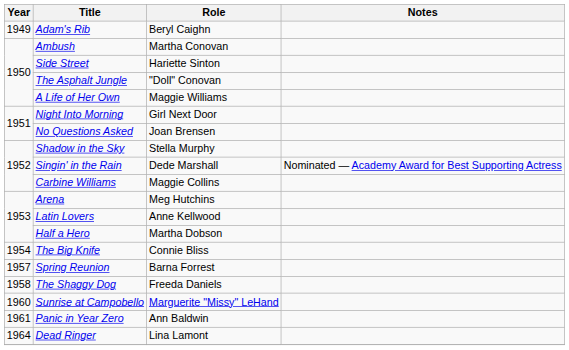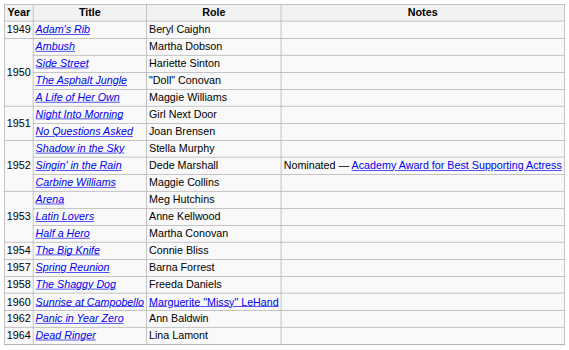(189, 47) Martha Conovan -> (186, 47) Martha Dobson
(186, 234) Martha Dobson -> (189, 234) Martha Conovan
(19, 319) 1961 -> (19, 319) 1962
